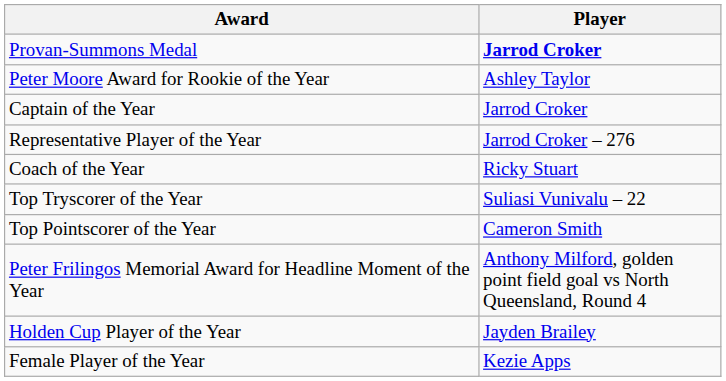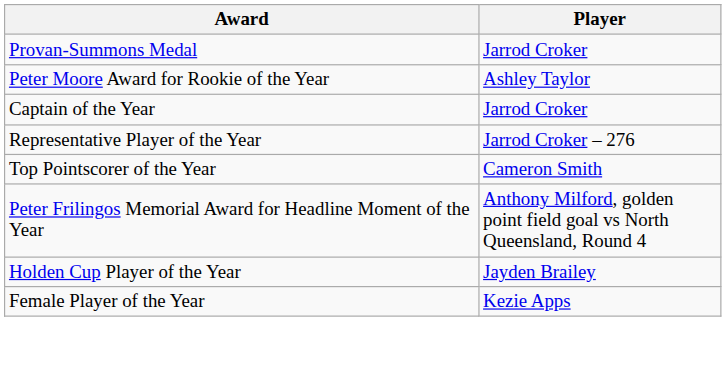(542, 49) bold -> (535, 49) normal
- row: (77, 169)
- row: (106, 199)
